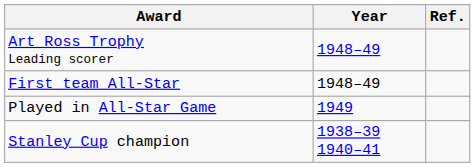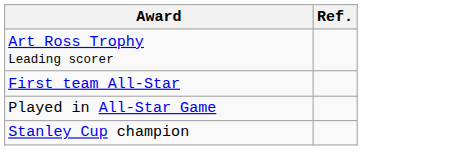- column: (370, 17)
